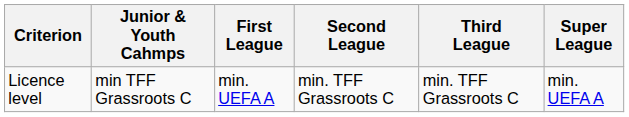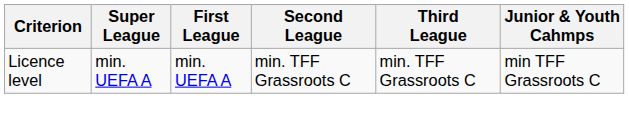columns swapped: (584, 35) <-> (153, 35)
